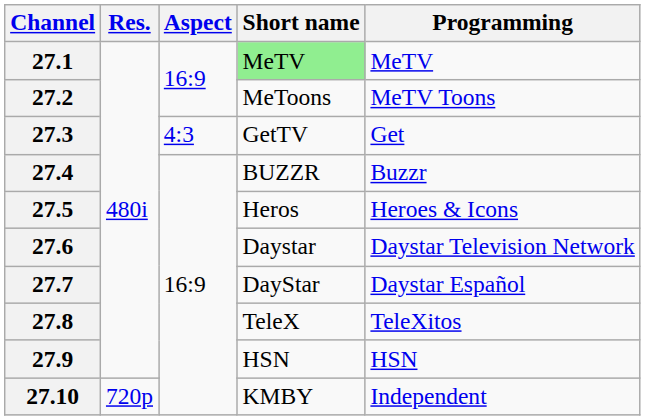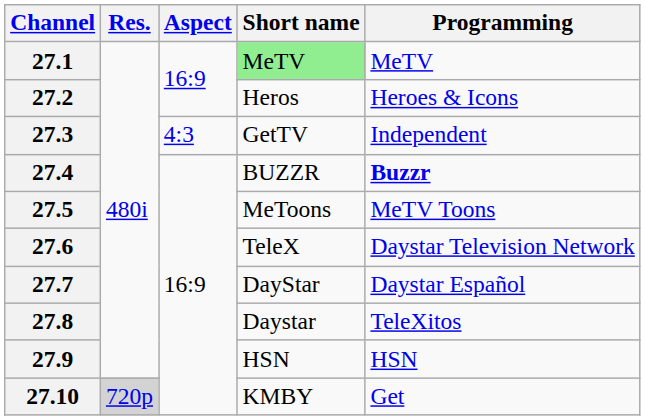(287, 97) MeToons -> (271, 97) Heros
(433, 97) MeTV Toons -> (444, 97) Heroes & Icons
(387, 135) Get -> (429, 135) Independent
(398, 172) normal -> (400, 172) bold
(271, 209) Heros -> (287, 209) MeToons
(444, 209) Heroes & Icons -> (433, 209) MeTV Toons
(279, 246) Daystar -> (271, 246) TeleX
(271, 321) TeleX -> (279, 321) Daystar
(129, 396) no background -> (129, 396) lightgrey background
(429, 396) Independent -> (387, 396) Get
